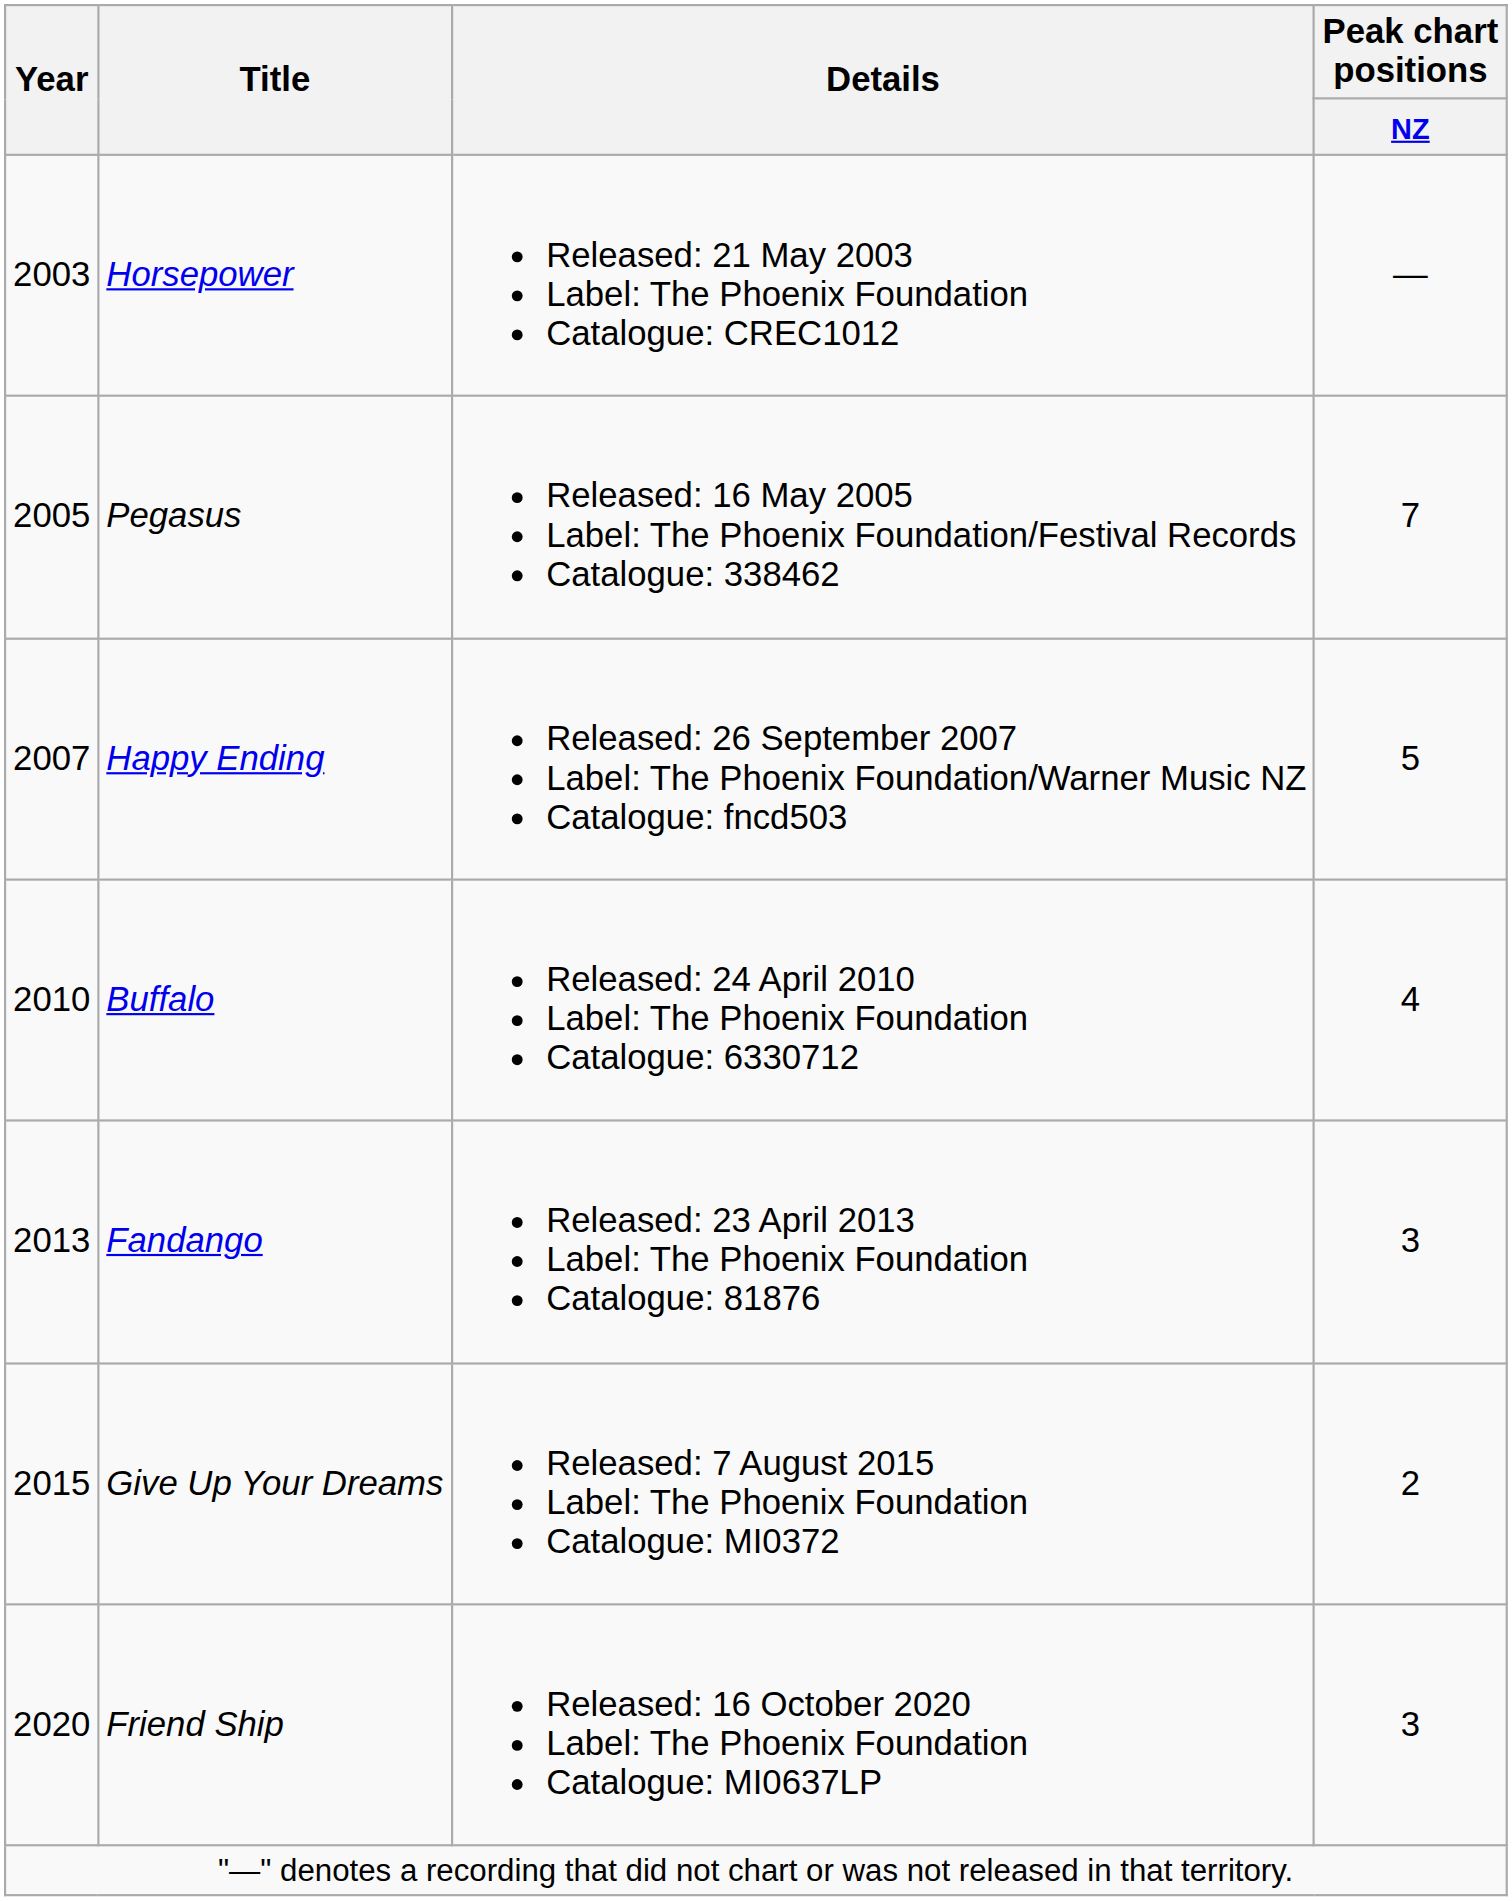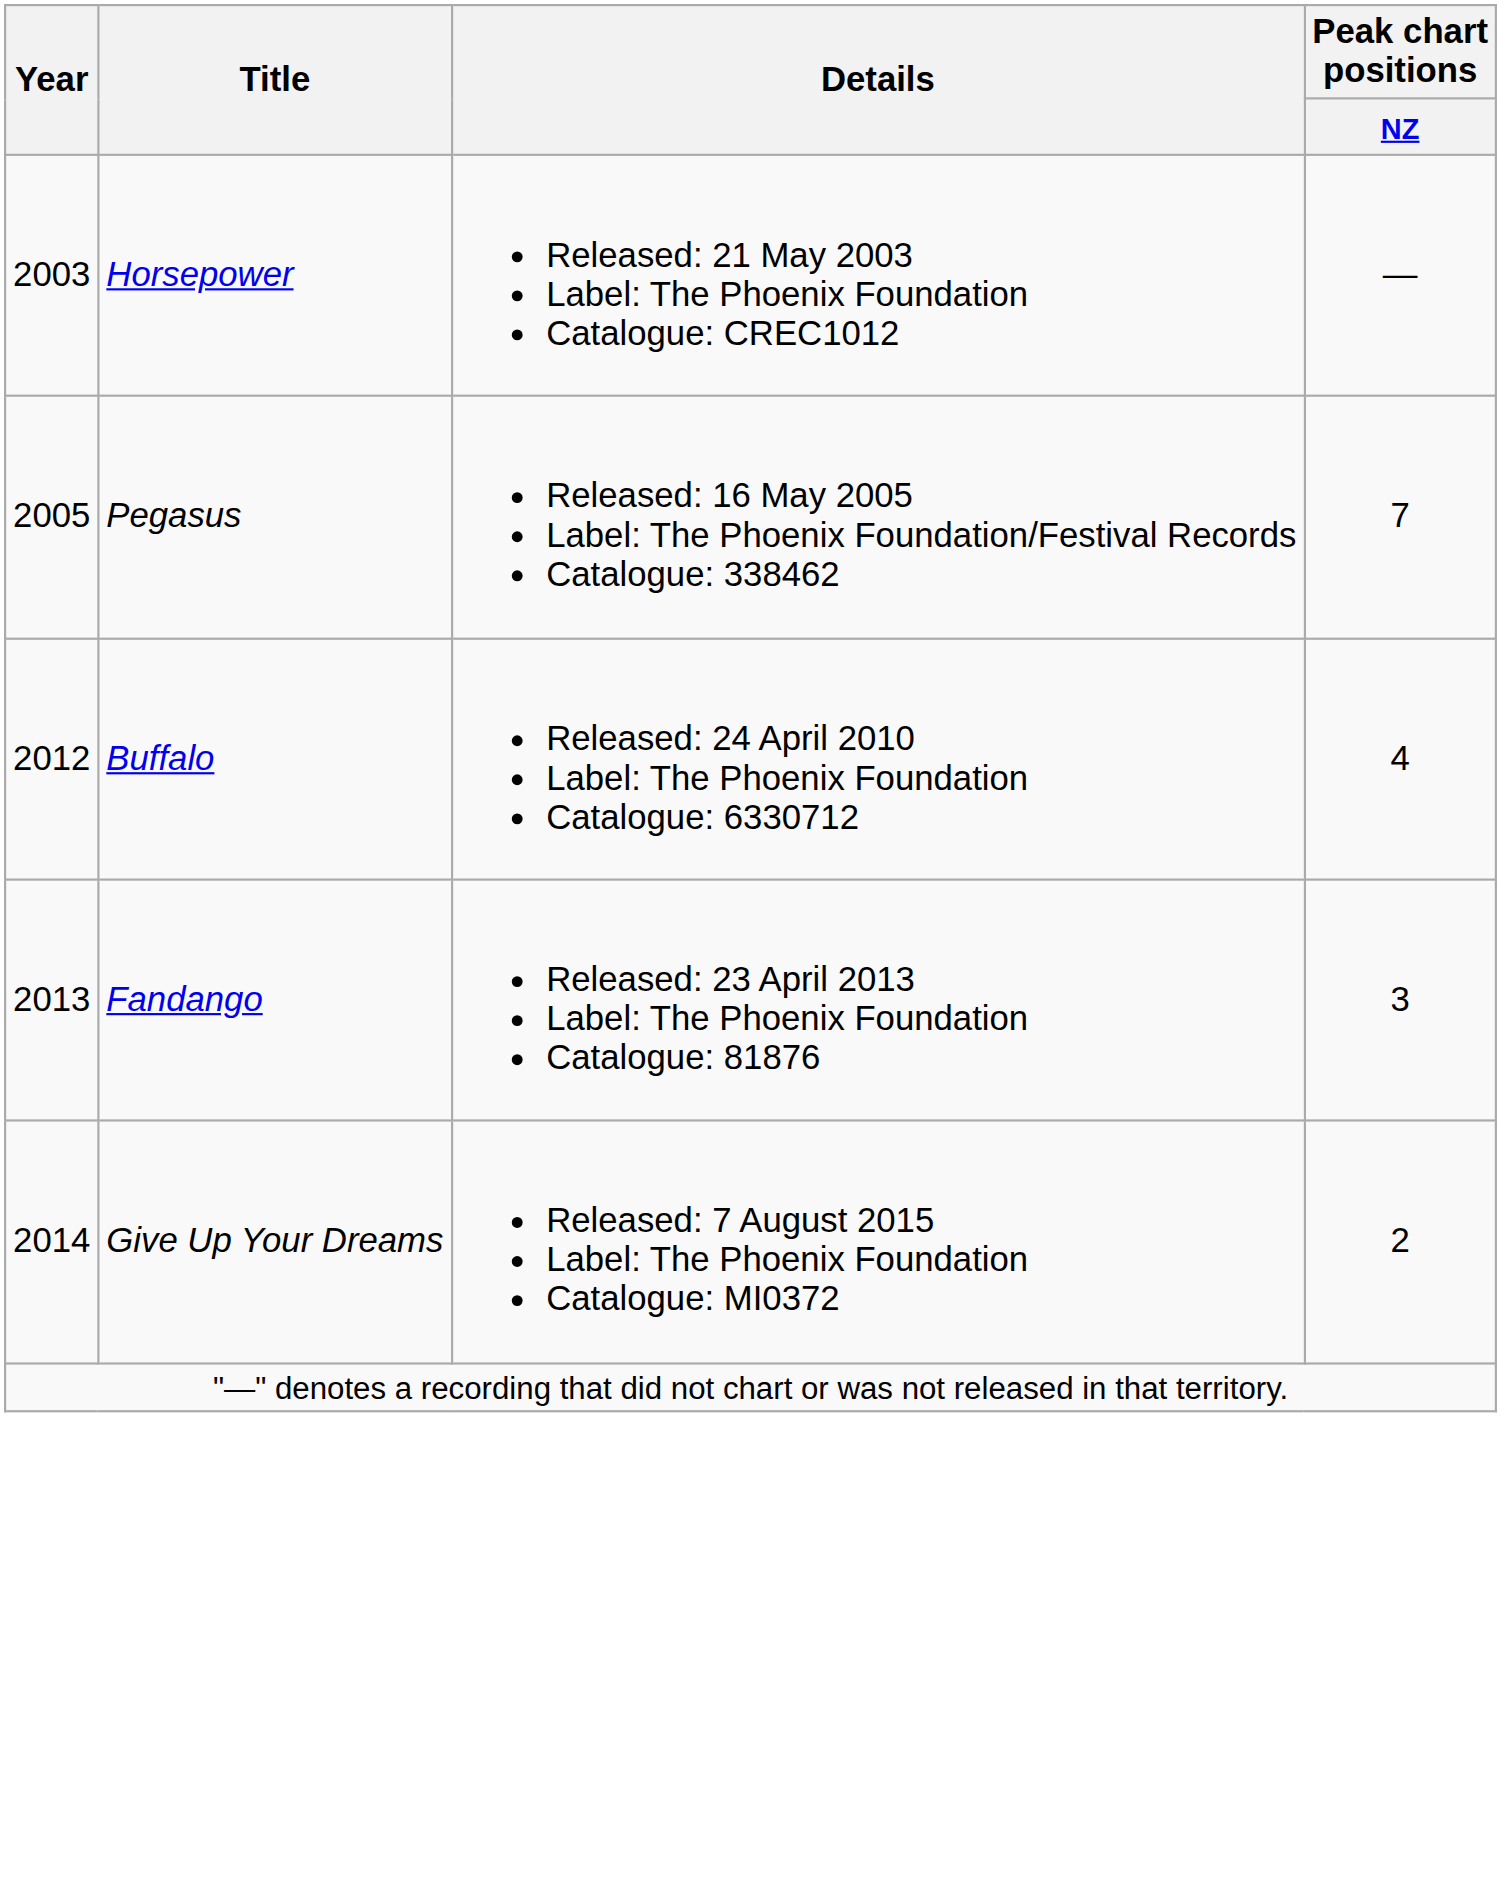- row: (215, 757)
(52, 999) 2010 -> (52, 757) 2012
(52, 1482) 2015 -> (52, 1241) 2014
- row: (195, 1724)
